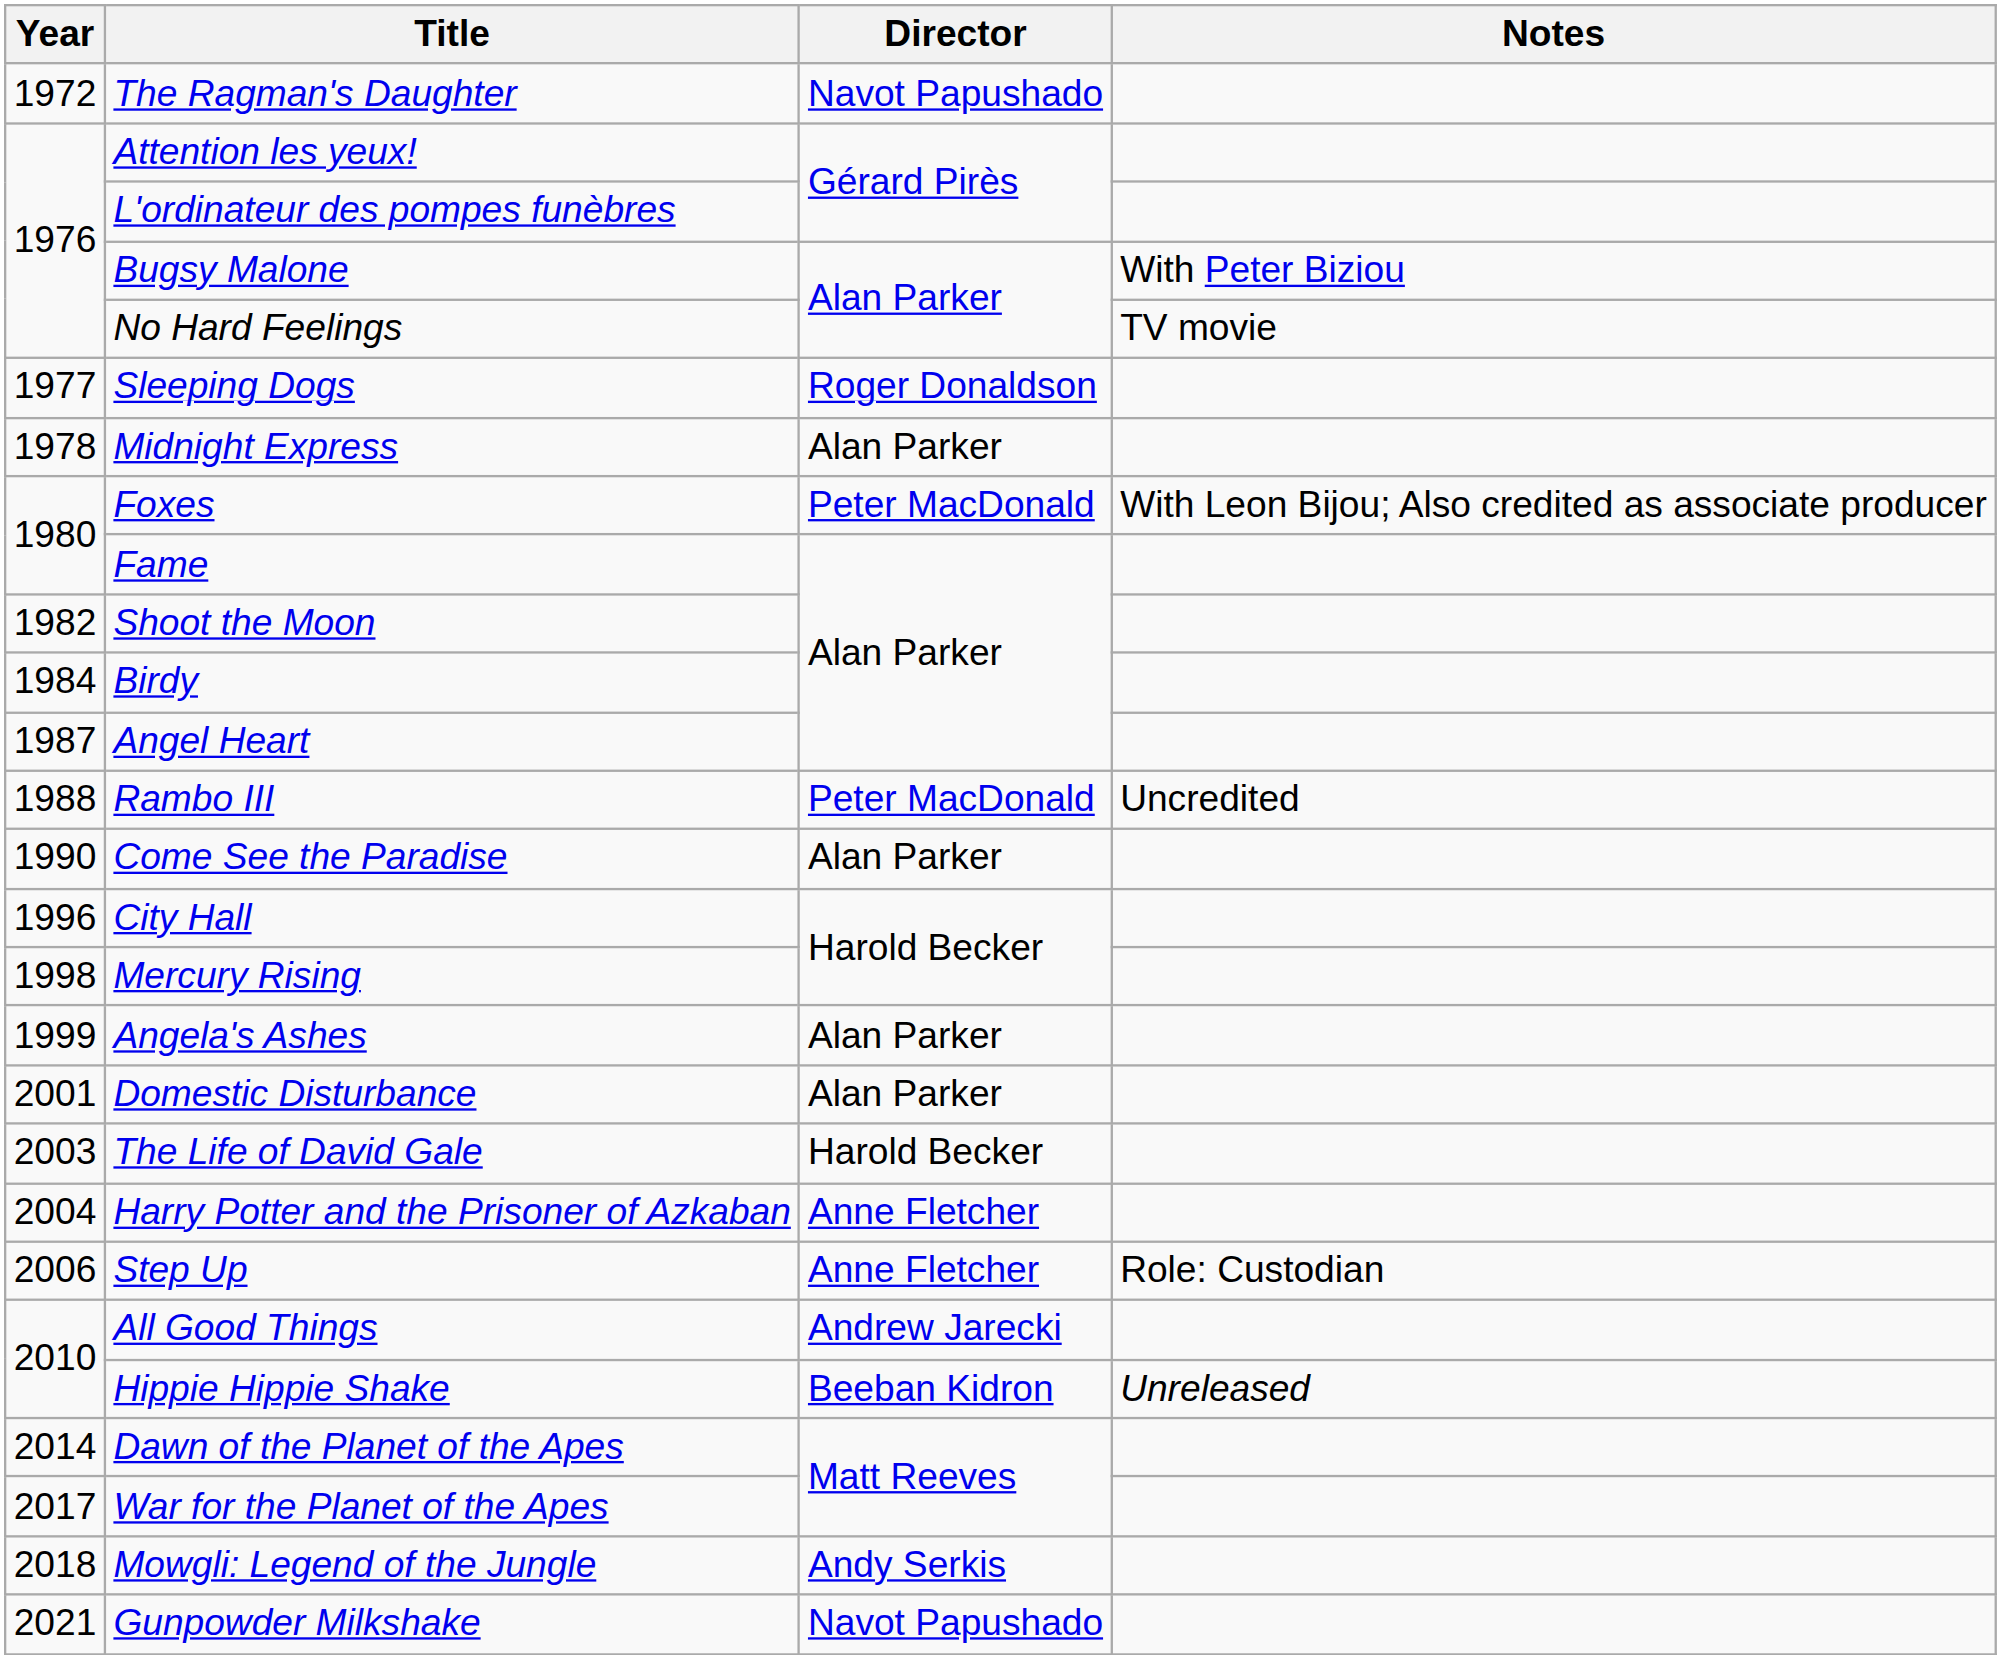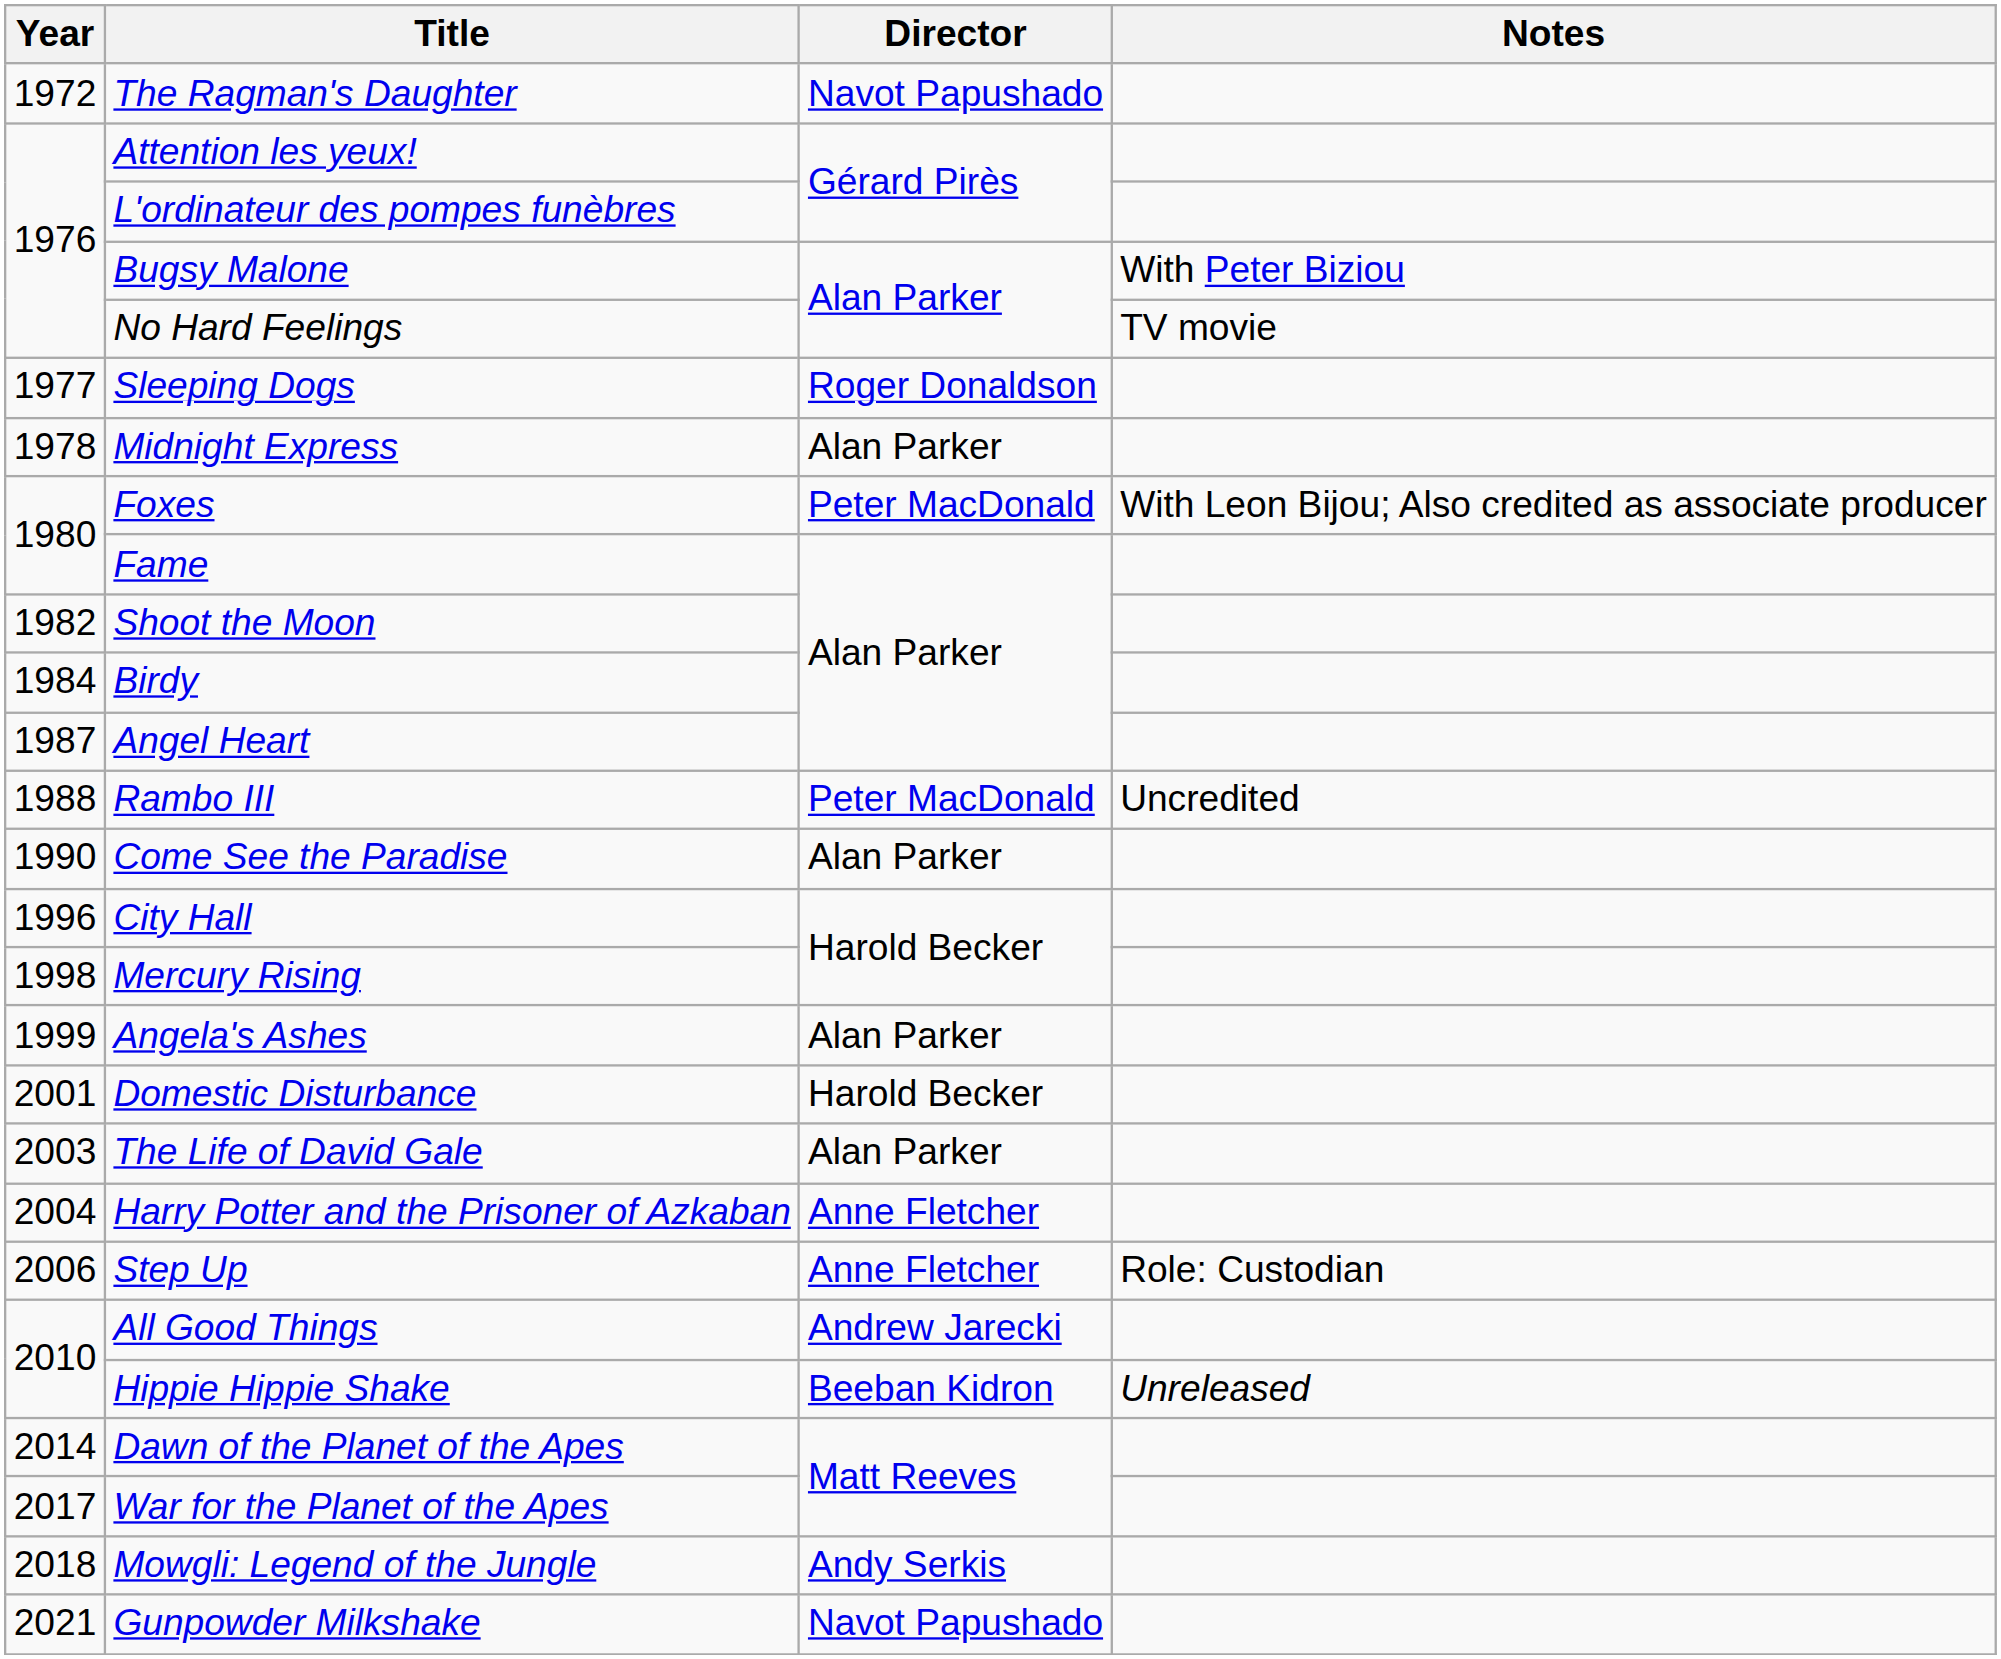(905, 1093) Alan Parker -> (926, 1093) Harold Becker
(926, 1152) Harold Becker -> (905, 1152) Alan Parker
